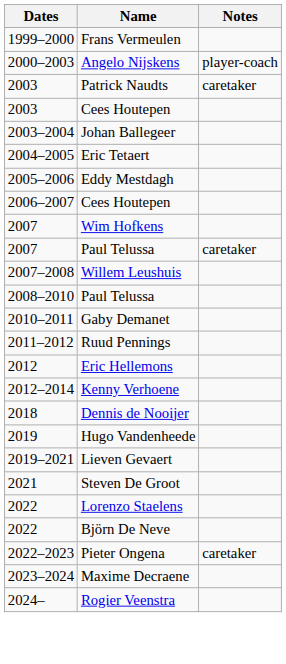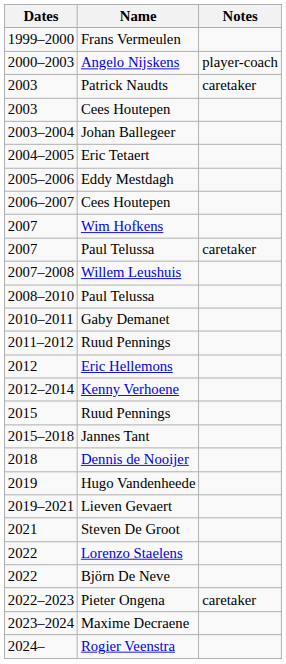+ row: (23, 413)
+ row: (41, 436)
